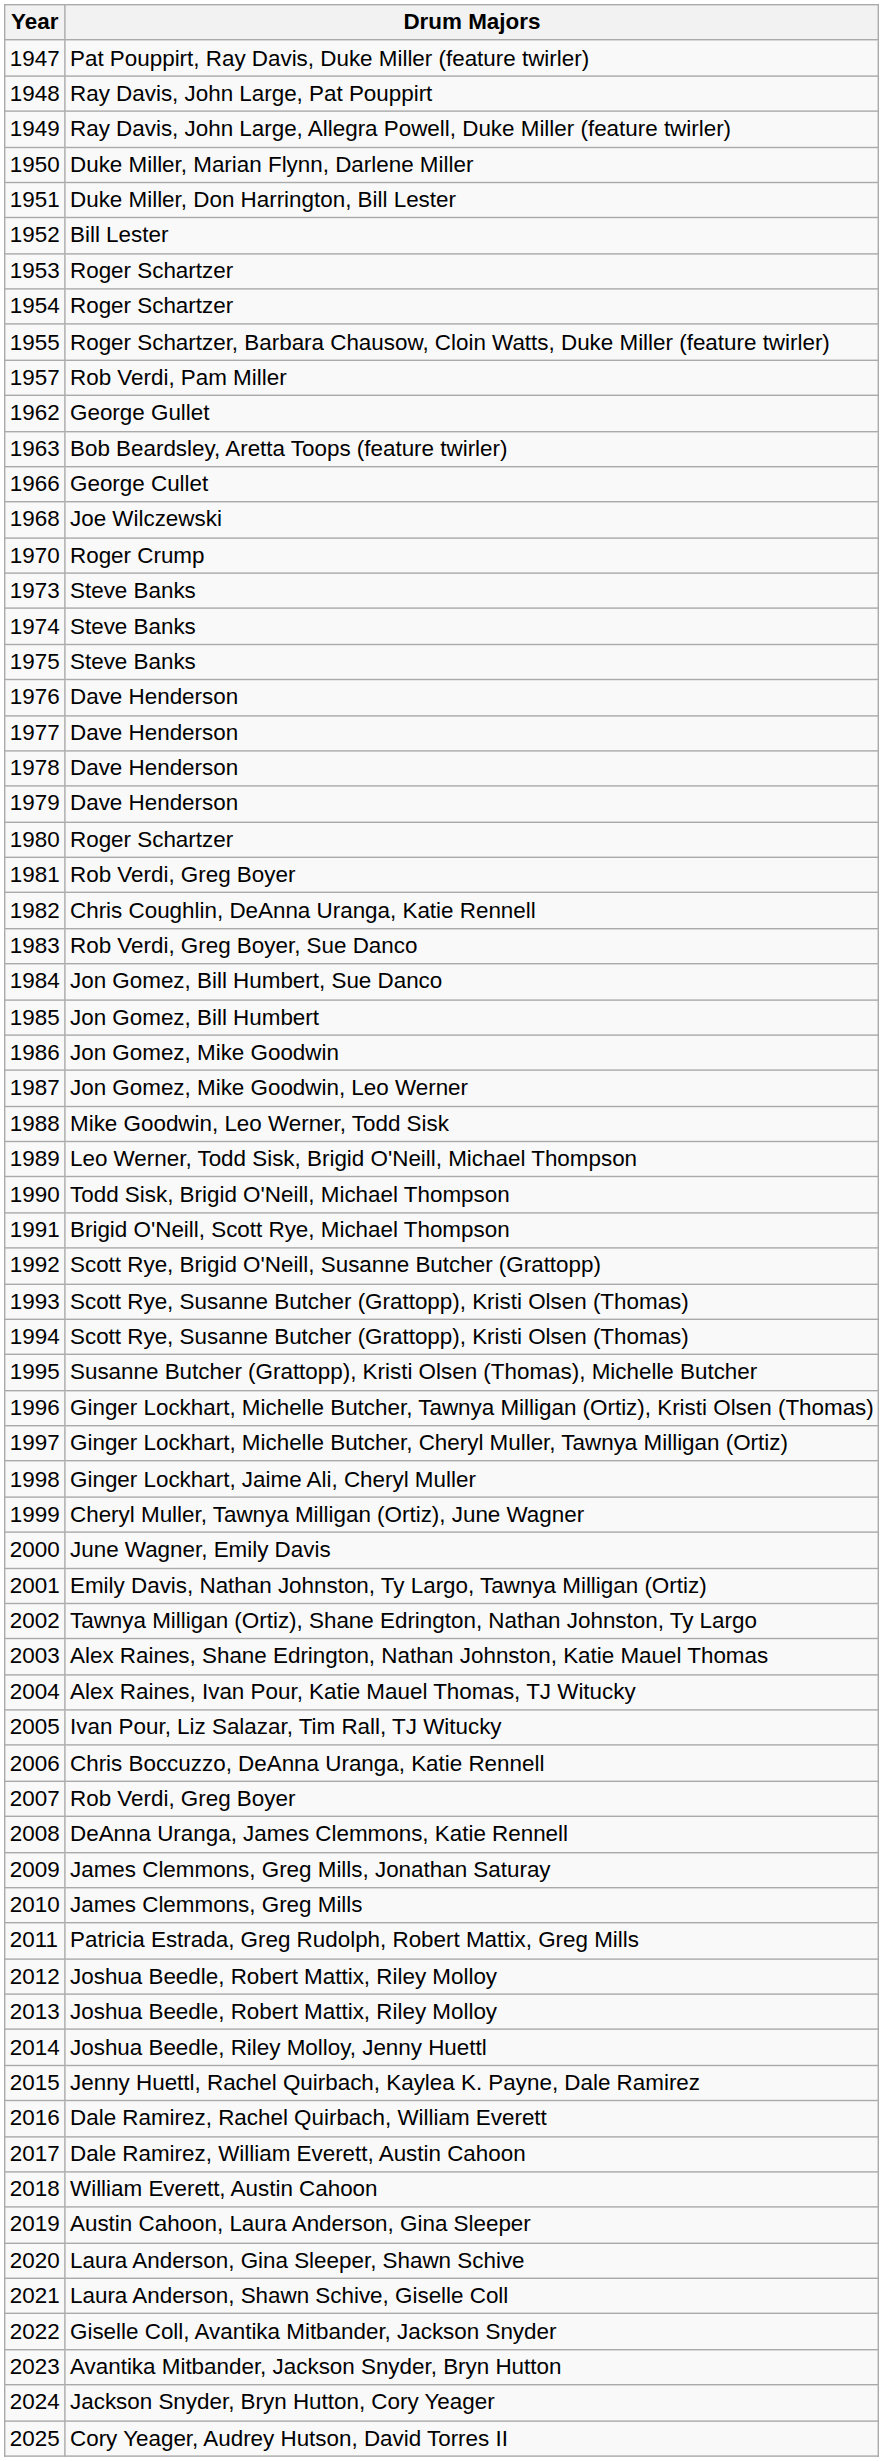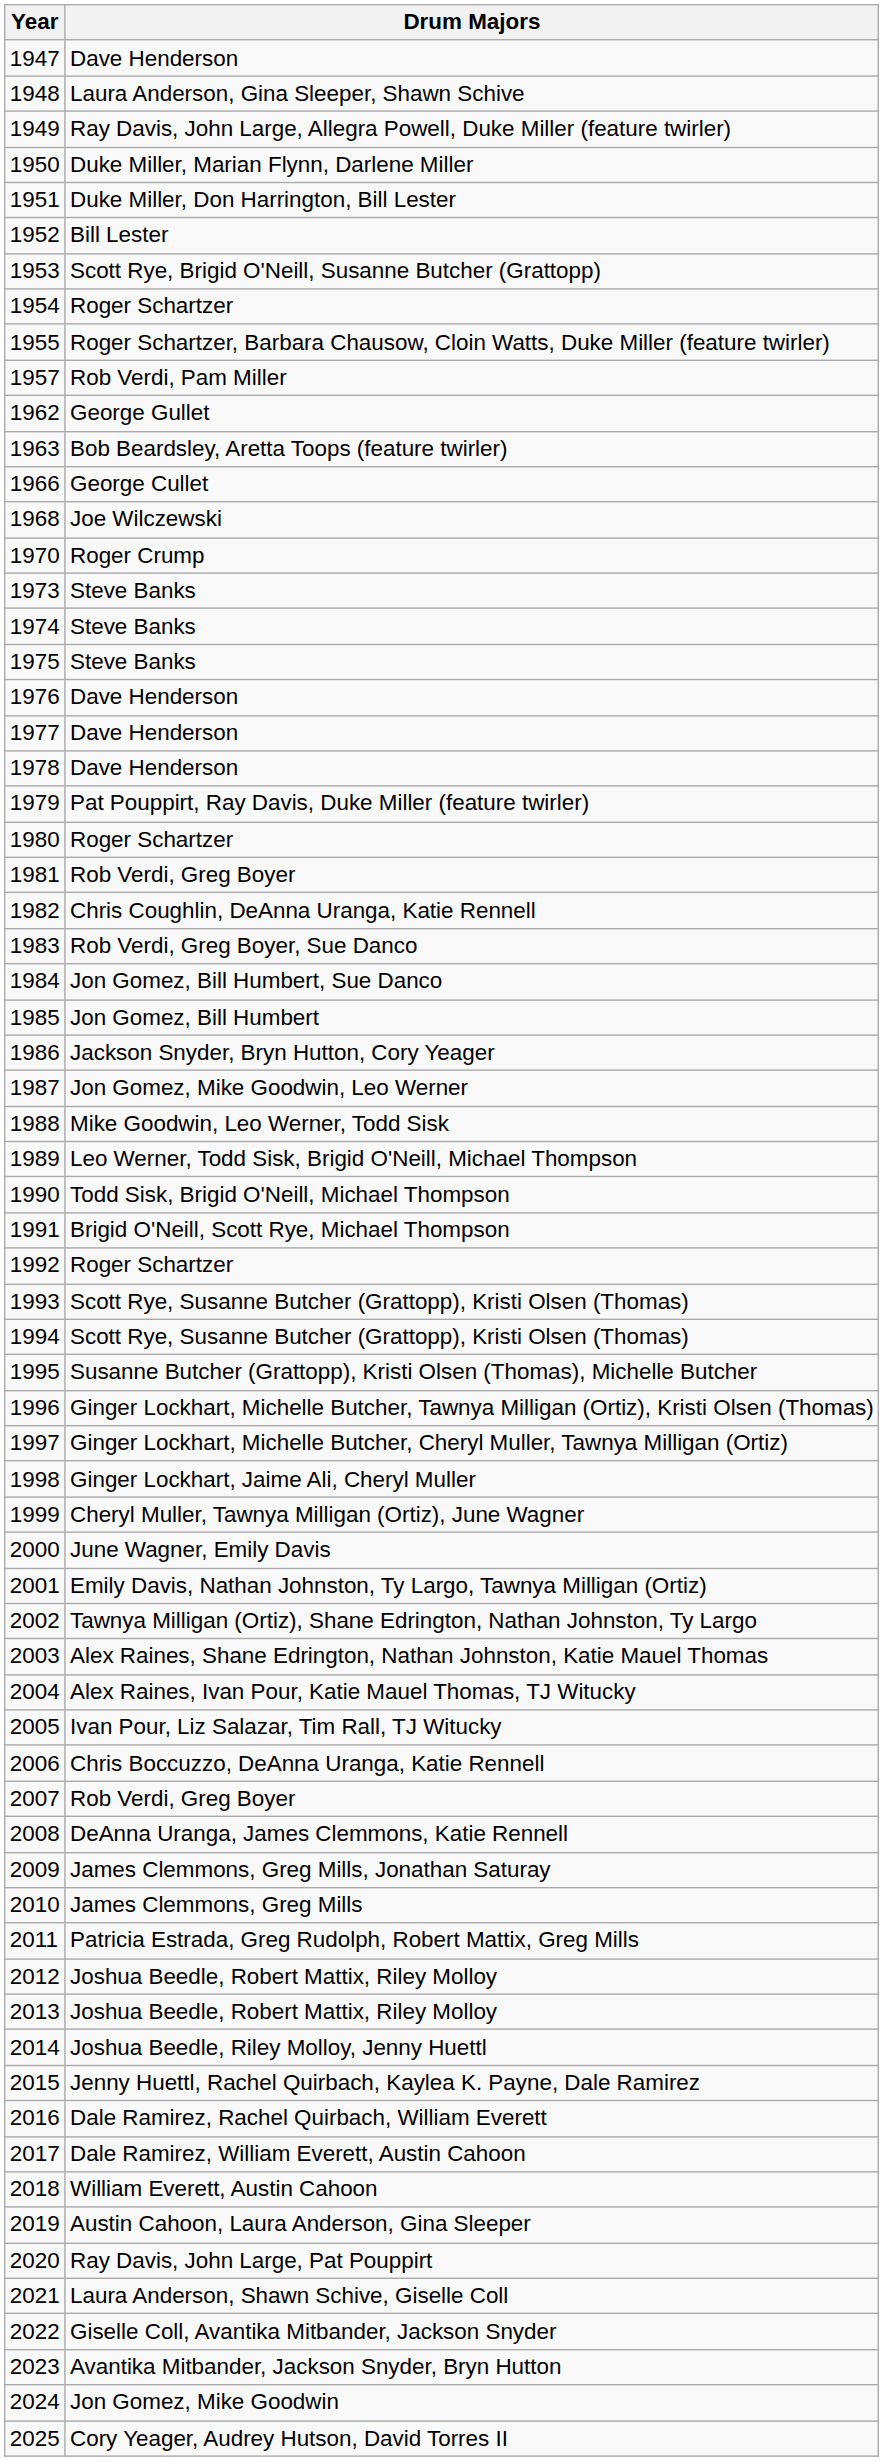(330, 57) Pat Pouppirt, Ray Davis, Duke Miller (feature twirler) -> (154, 57) Dave Henderson
(251, 93) Ray Davis, John Large, Pat Pouppirt -> (297, 93) Laura Anderson, Gina Sleeper, Shawn Schive
(152, 270) Roger Schartzer -> (335, 270) Scott Rye, Brigid O'Neill, Susanne Butcher (Grattopp)
(154, 803) Dave Henderson -> (330, 803) Pat Pouppirt, Ray Davis, Duke Miller (feature twirler)
(204, 1052) Jon Gomez, Mike Goodwin -> (282, 1052) Jackson Snyder, Bryn Hutton, Cory Yeager
(335, 1265) Scott Rye, Brigid O'Neill, Susanne Butcher (Grattopp) -> (152, 1265) Roger Schartzer
(297, 2260) Laura Anderson, Gina Sleeper, Shawn Schive -> (251, 2260) Ray Davis, John Large, Pat Pouppirt
(282, 2402) Jackson Snyder, Bryn Hutton, Cory Yeager -> (204, 2402) Jon Gomez, Mike Goodwin
